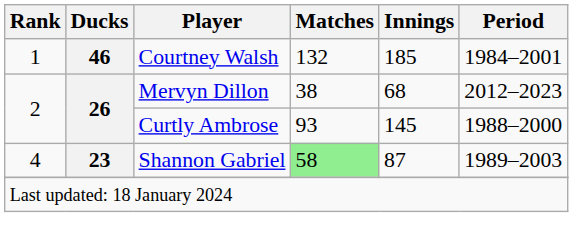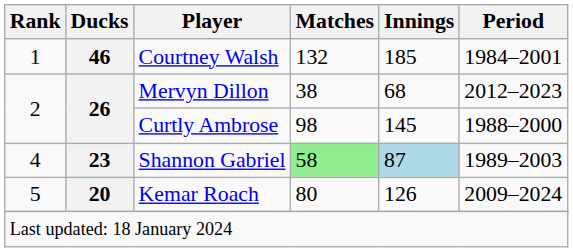(306, 125) 93 -> (306, 125) 98
(395, 159) no background -> (395, 159) lightblue background
+ row: (199, 194)
